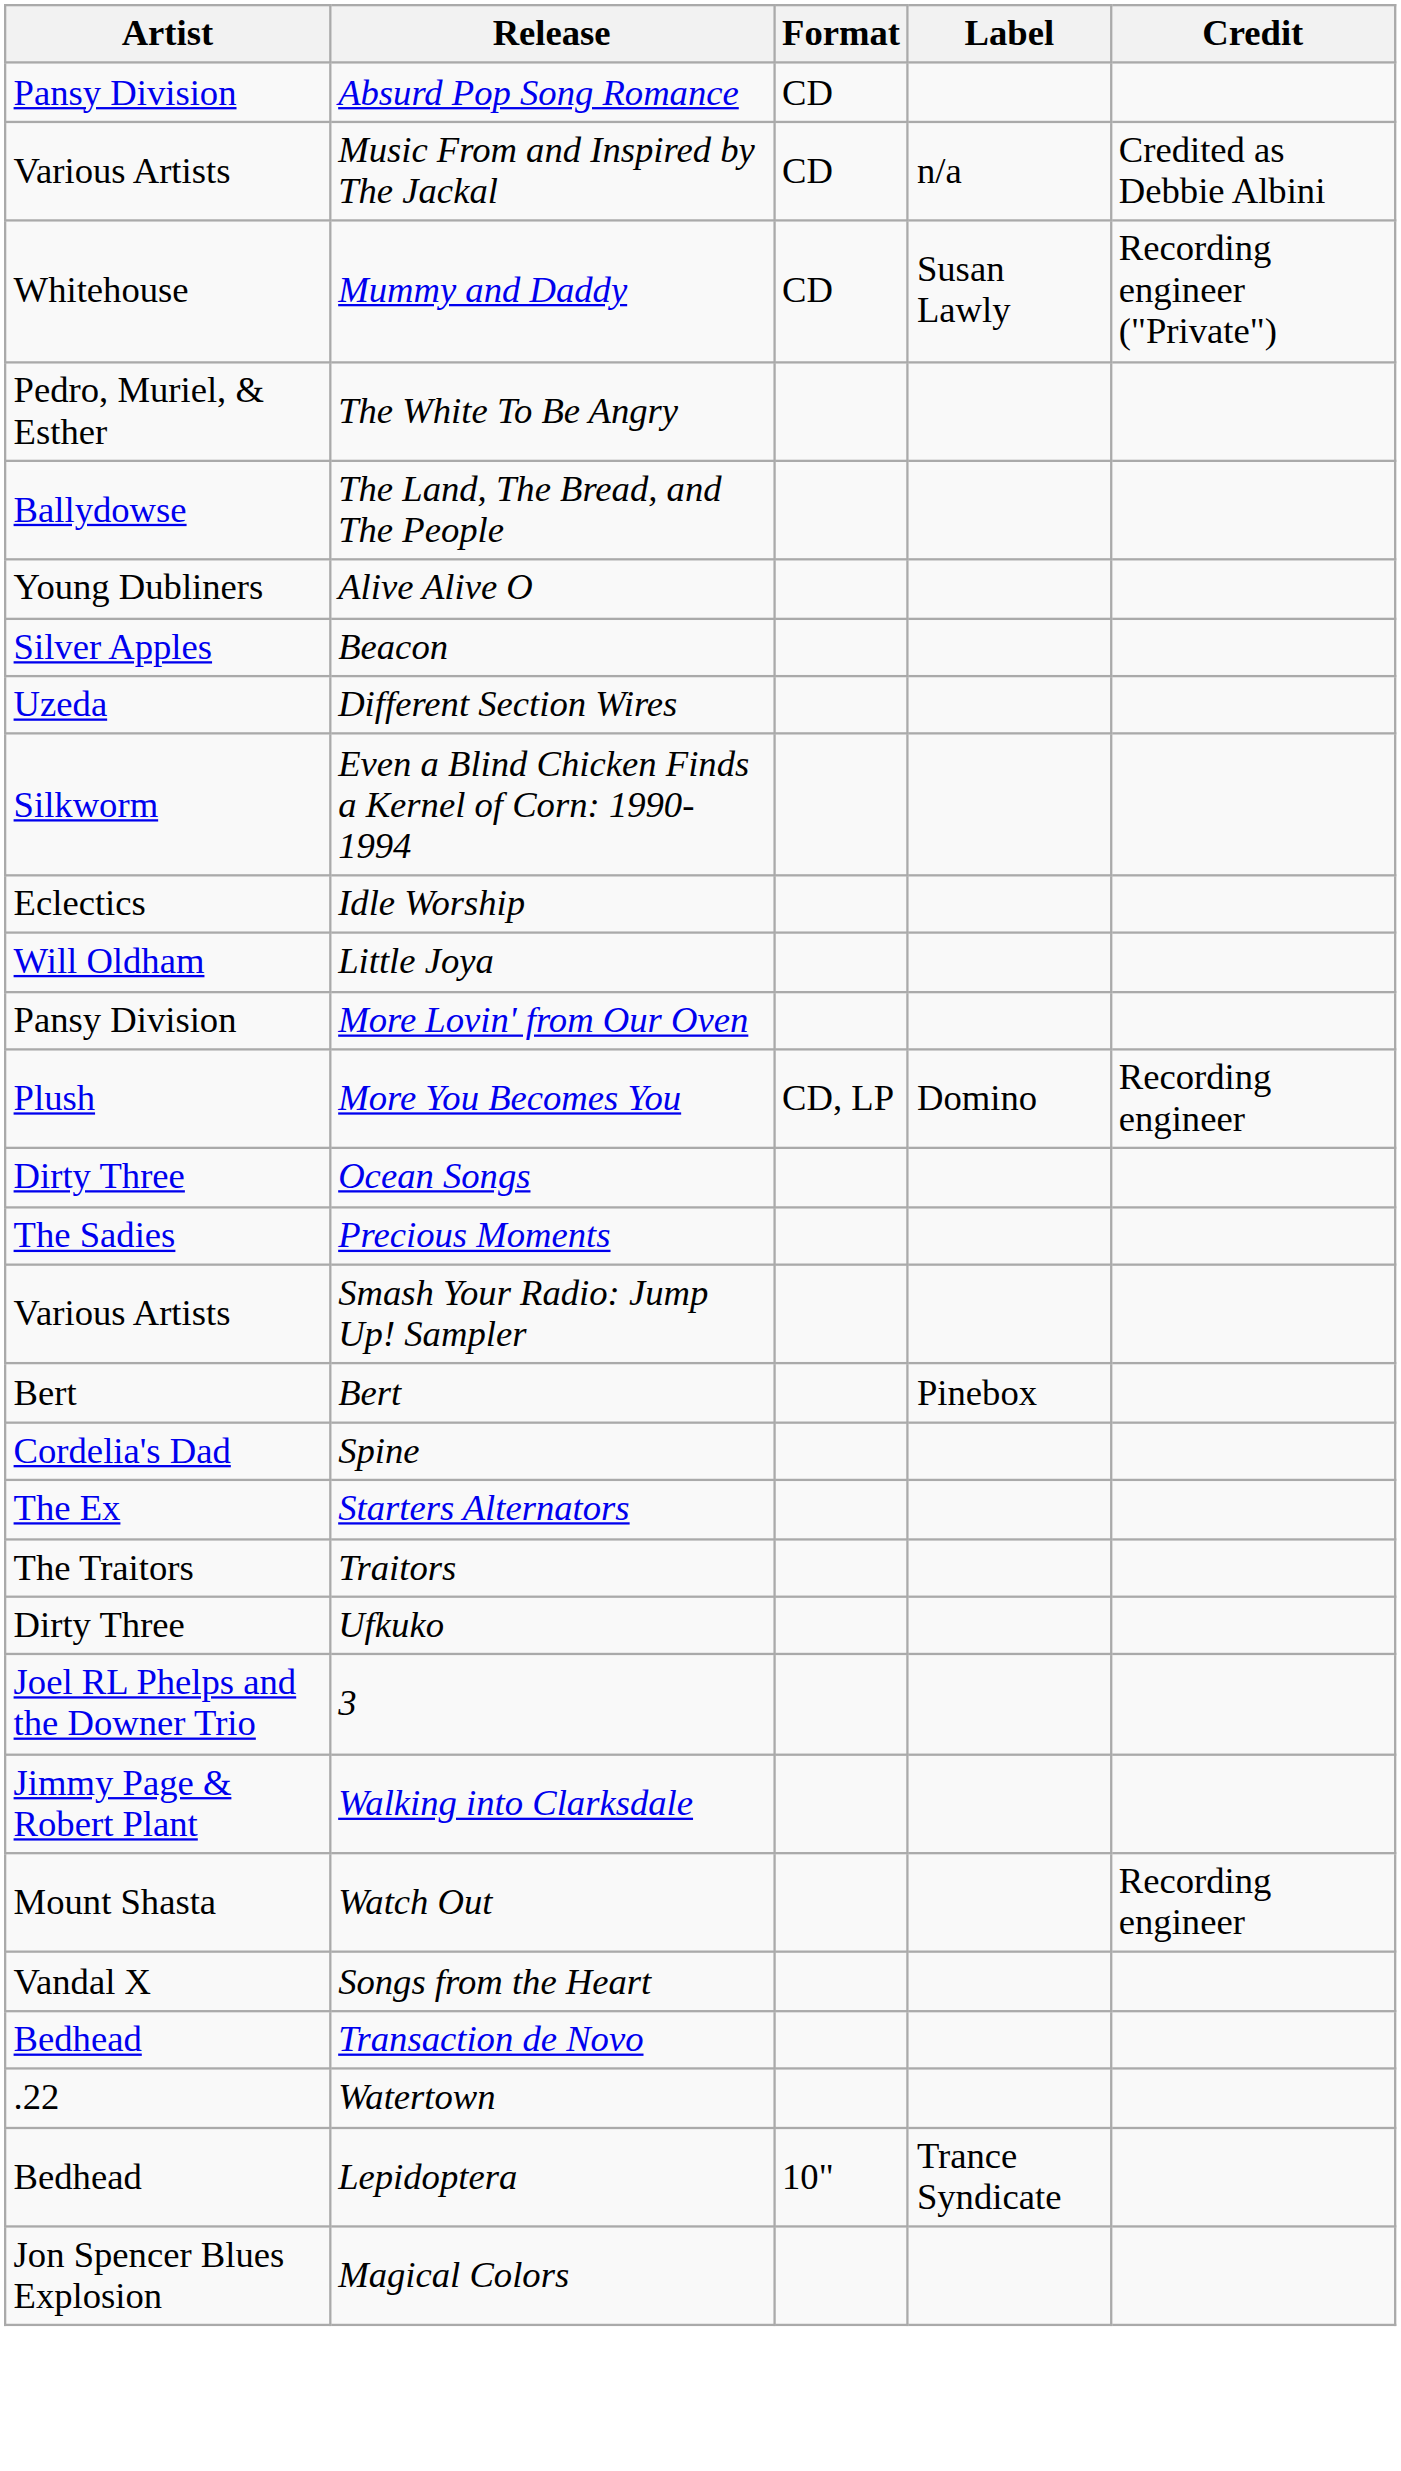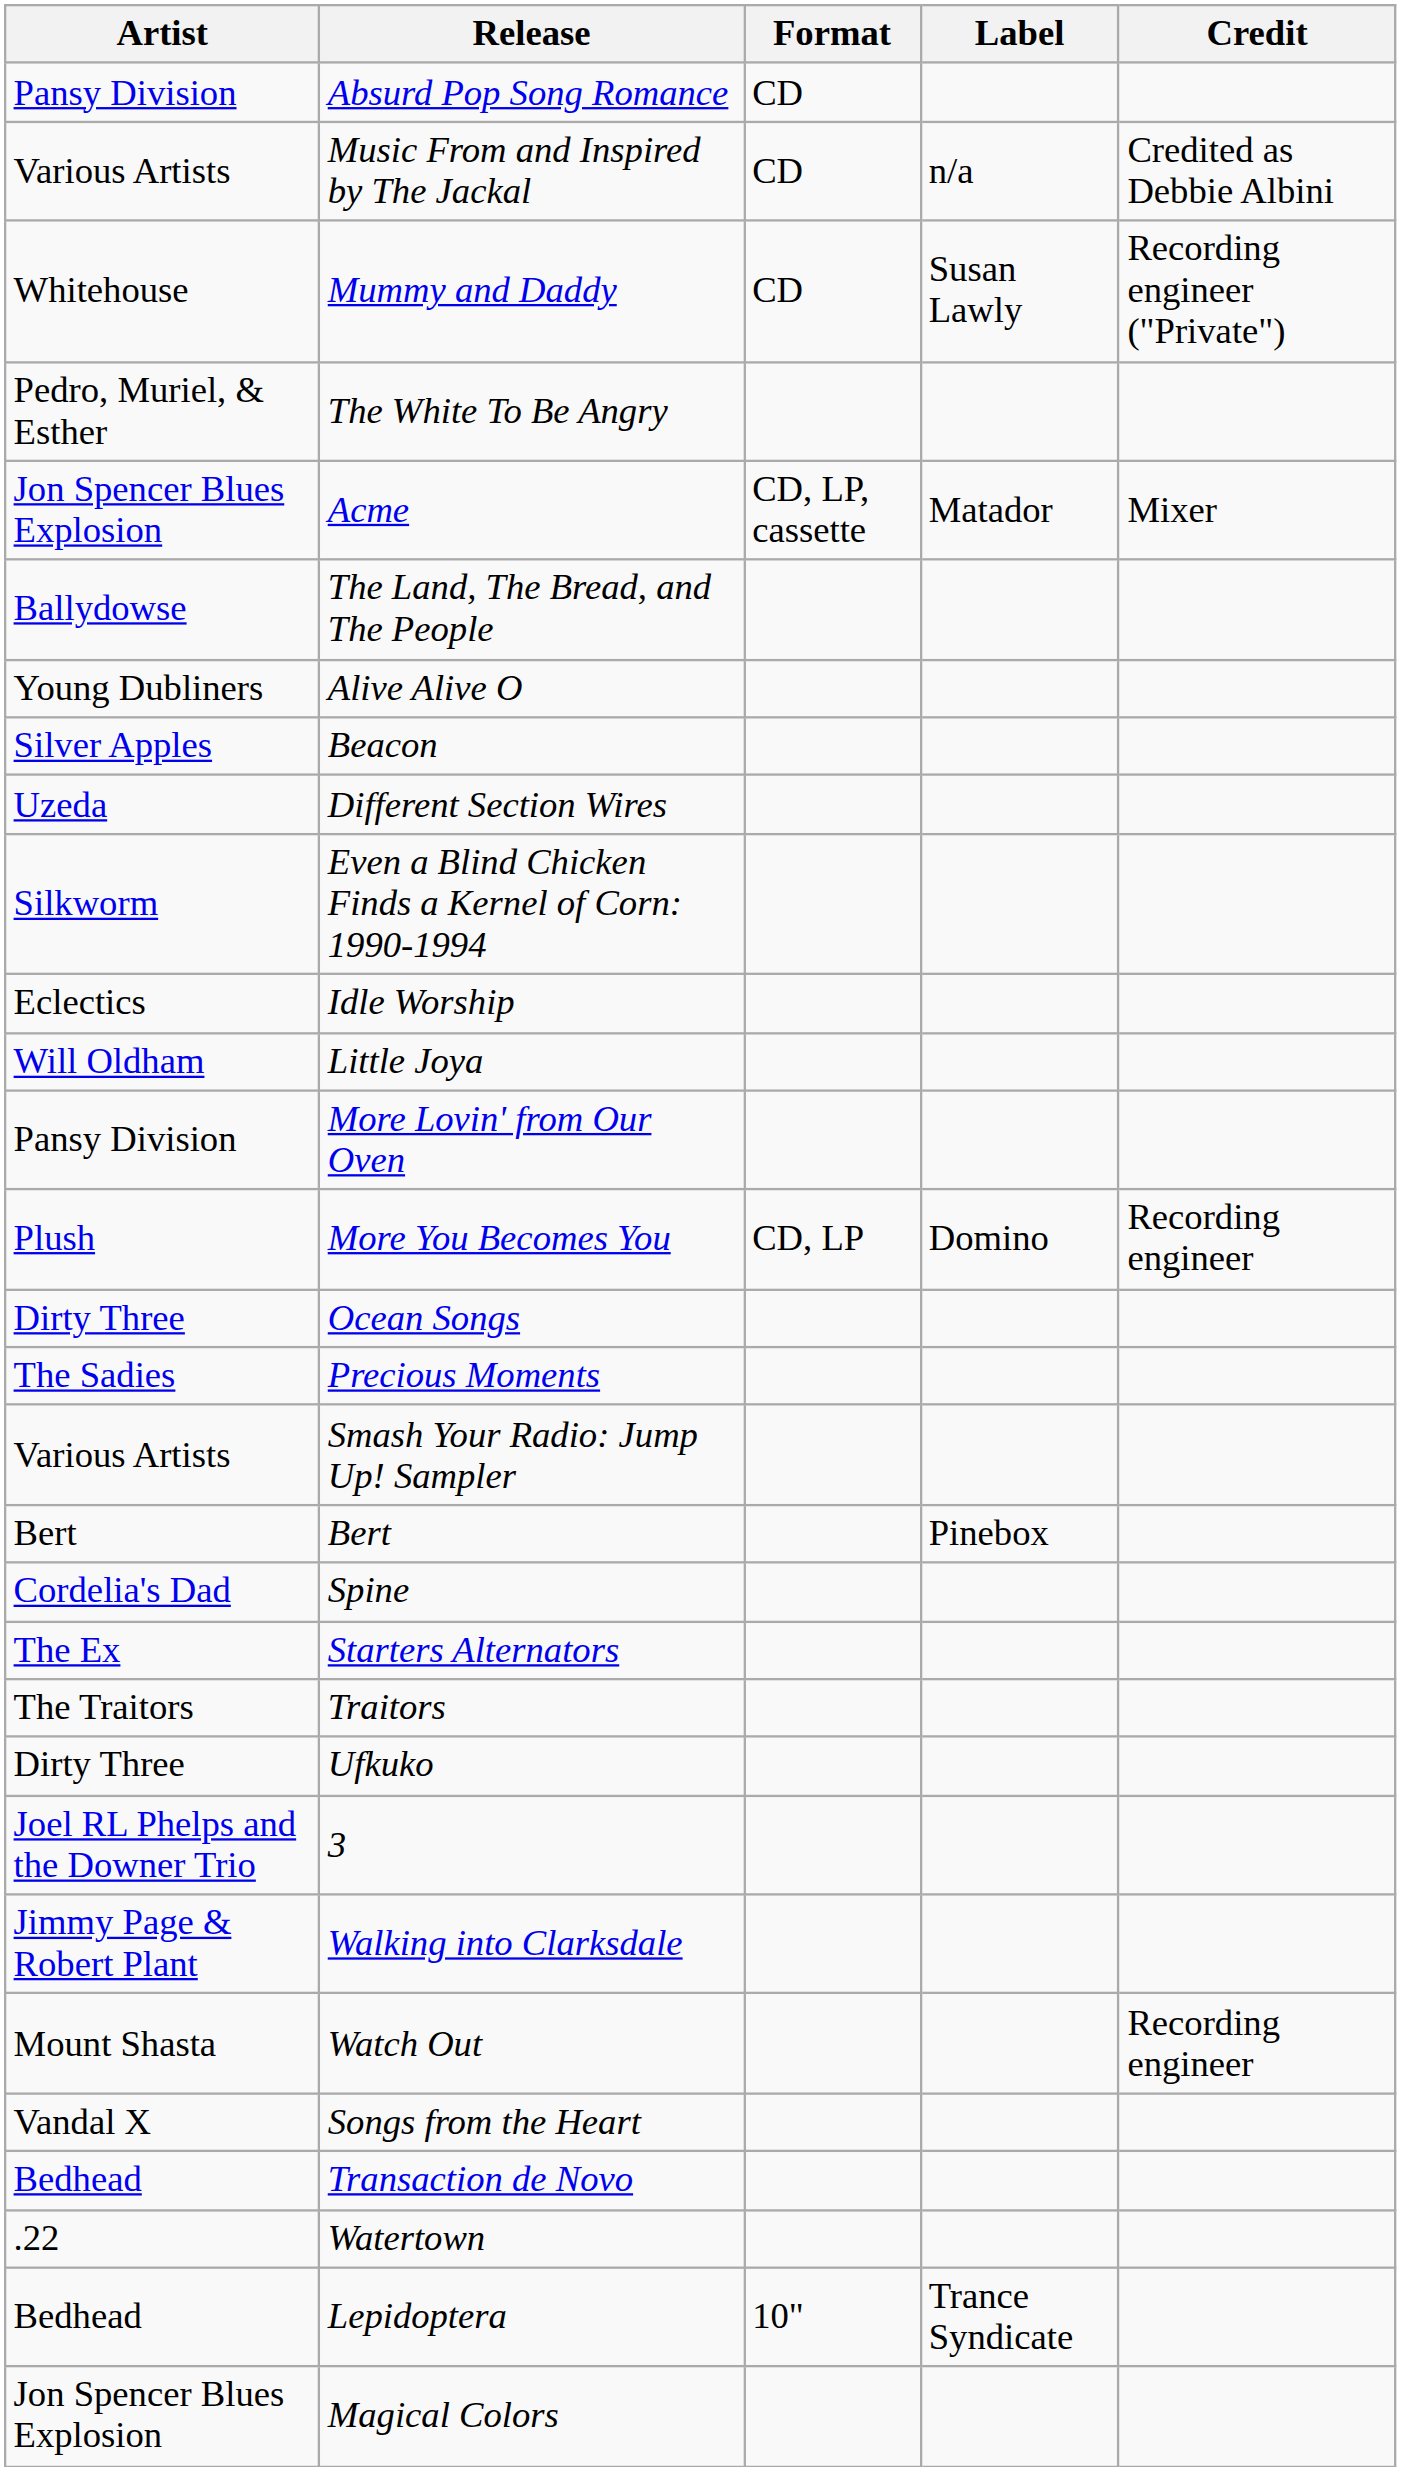+ row: (368, 509)
